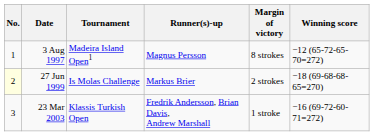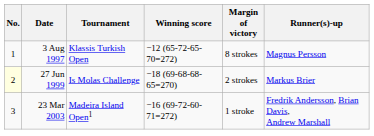columns swapped: (330, 23) <-> (196, 23)
(96, 55) Madeira Island Open1 -> (97, 54) Klassis Turkish Open
(97, 113) Klassis Turkish Open -> (96, 111) Madeira Island Open1
